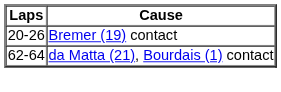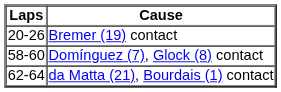+ row: (156, 55)
